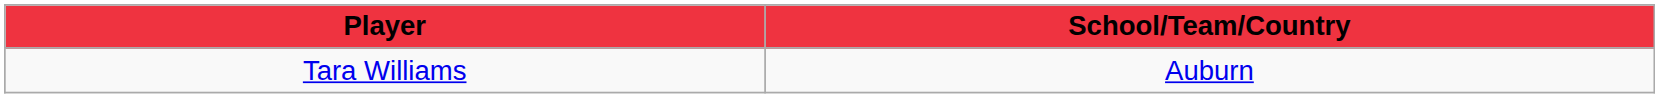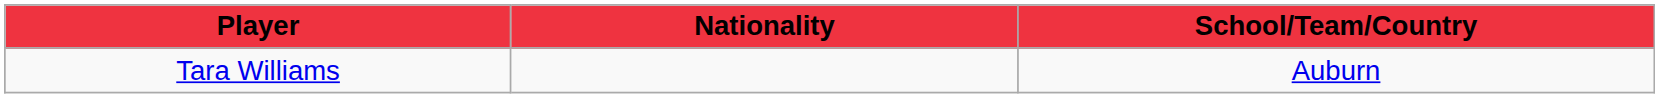+ column: (764, 26)
